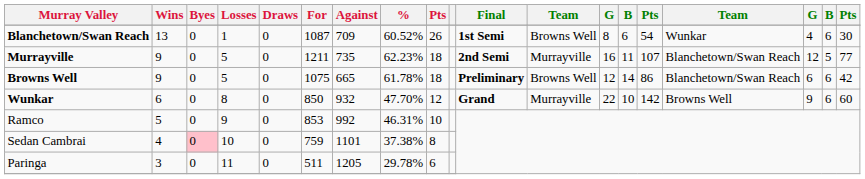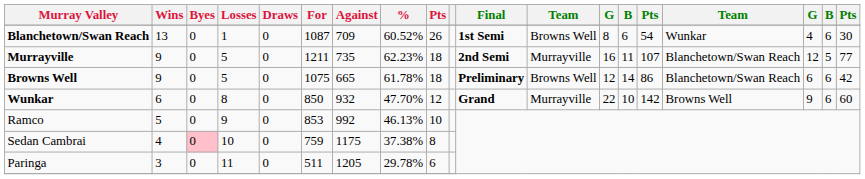(403, 120) 46.31% -> (403, 120) 46.13%
(348, 141) 1101 -> (348, 141) 1175
